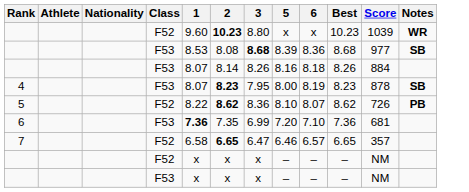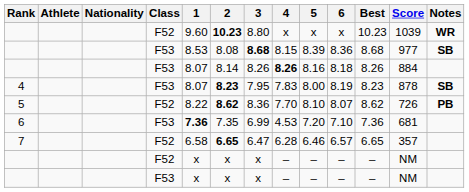+ column: (286, 13)
